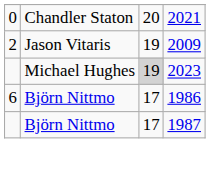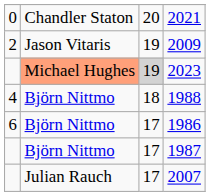(80, 71) no background -> (80, 71) lightsalmon background
+ row: (184, 97)
+ row: (184, 177)
